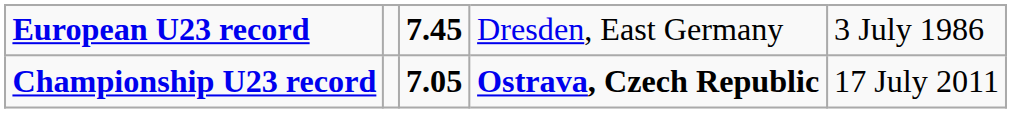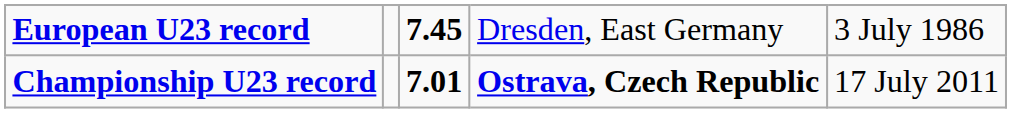(434, 81) 7.05 -> (434, 81) 7.01
